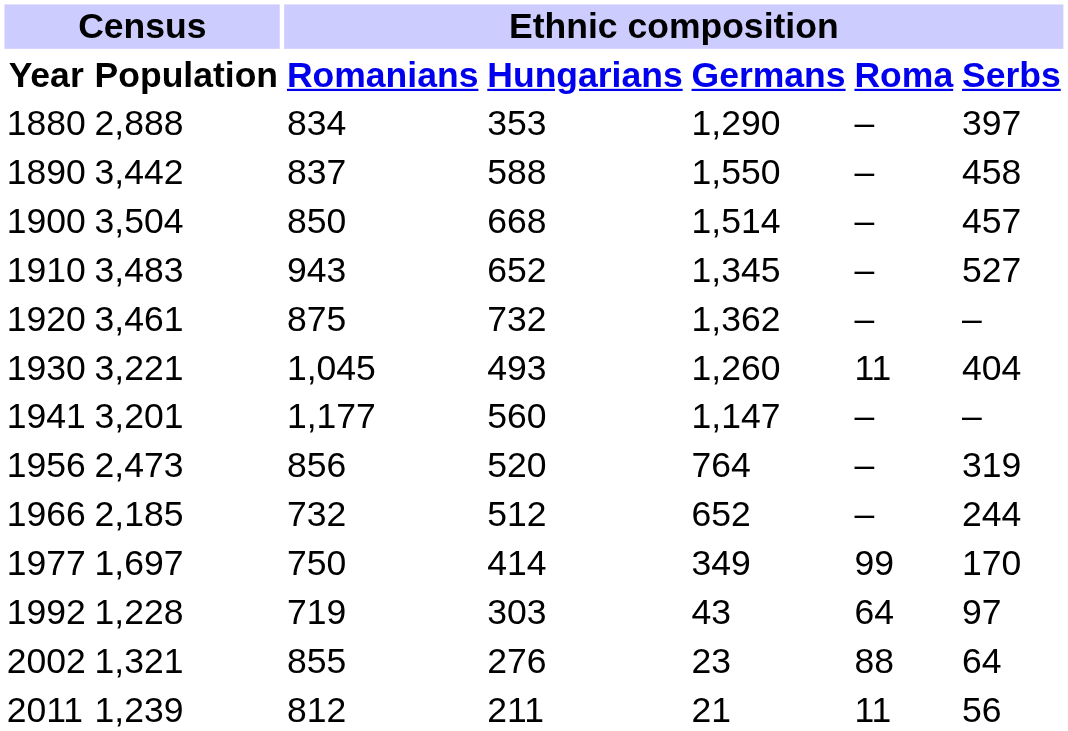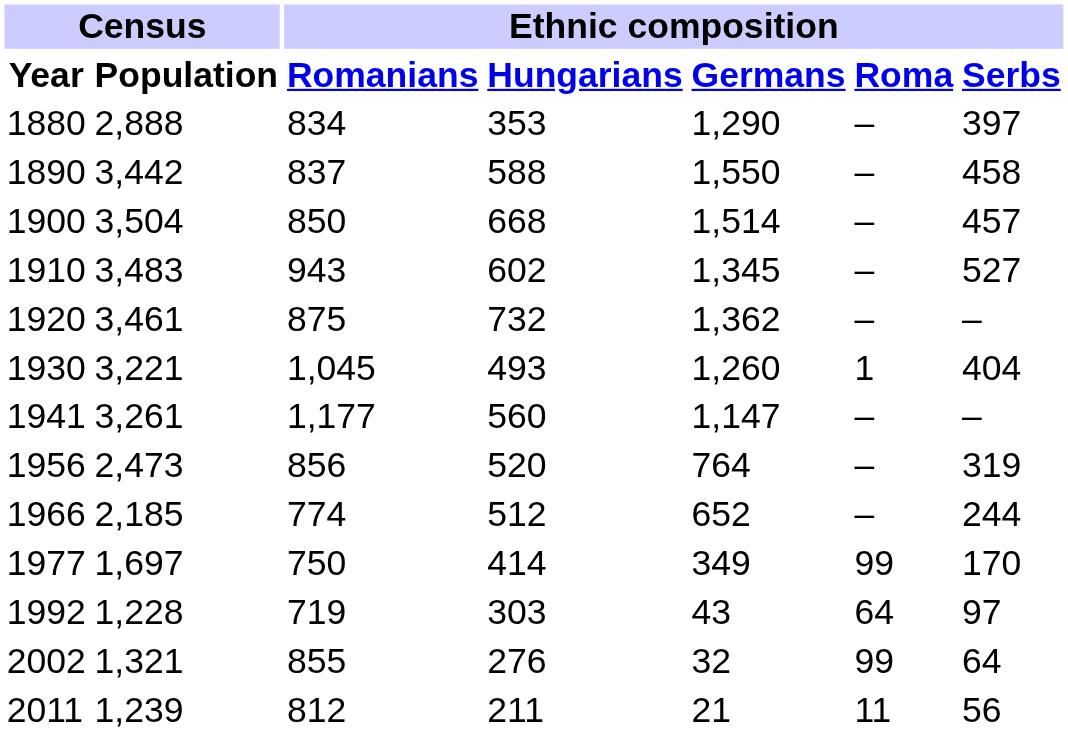(517, 270) 652 -> (517, 270) 602
(873, 367) 11 -> (864, 367) 1
(139, 416) 3,201 -> (139, 416) 3,261
(317, 514) 732 -> (317, 514) 774
(711, 660) 23 -> (711, 660) 32
(874, 660) 88 -> (874, 660) 99
